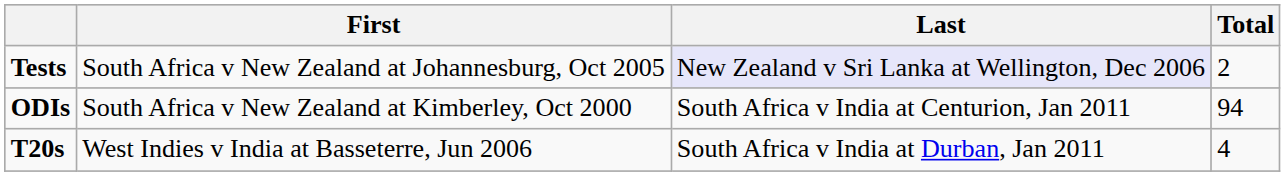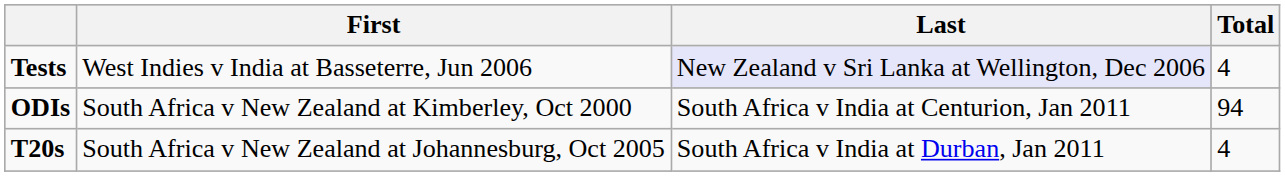(374, 66) South Africa v New Zealand at Johannesburg, Oct 2005 -> (307, 66) West Indies v India at Basseterre, Jun 2006
(1224, 66) 2 -> (1224, 66) 4
(307, 149) West Indies v India at Basseterre, Jun 2006 -> (374, 149) South Africa v New Zealand at Johannesburg, Oct 2005
